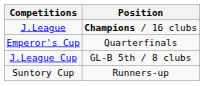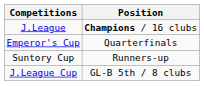rows swapped: (43, 58) <-> (43, 73)
